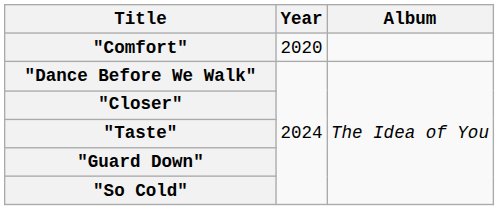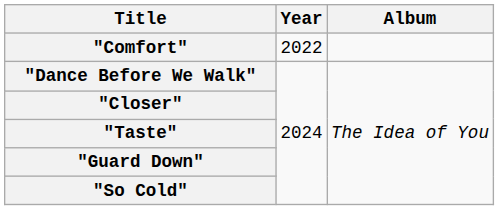(302, 48) 2020 -> (302, 48) 2022
